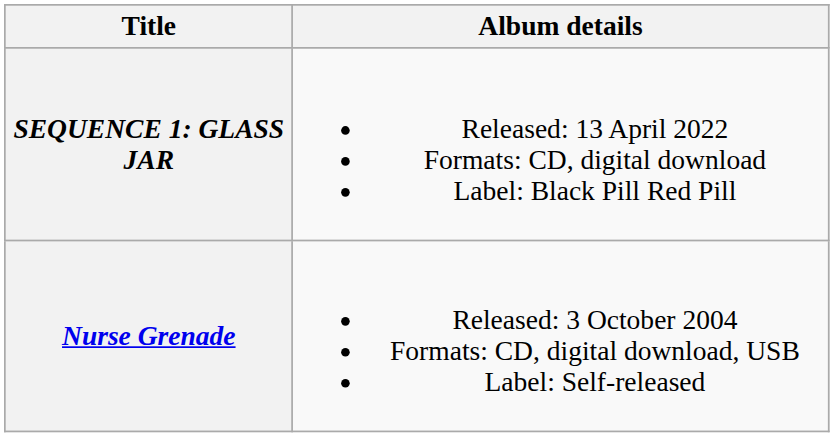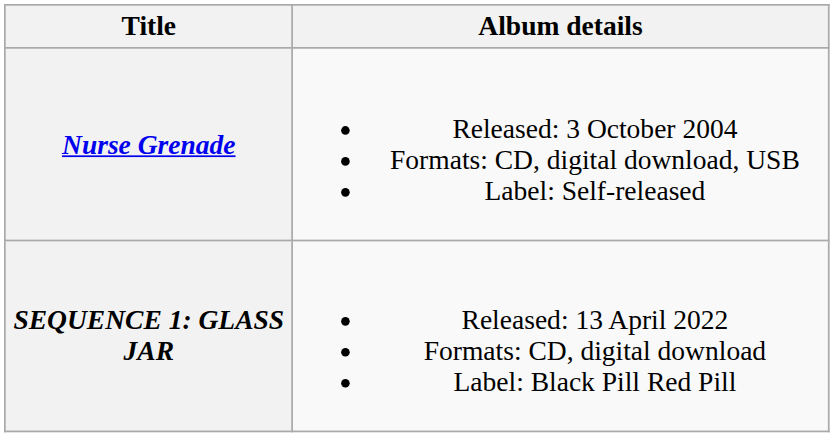rows swapped: (149, 335) <-> (149, 143)
